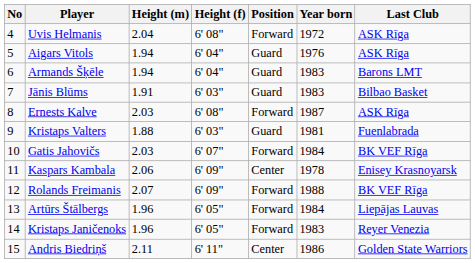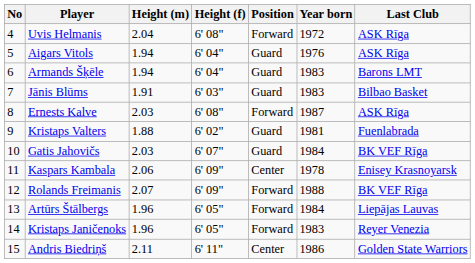(209, 131) 6' 03" -> (209, 131) 6' 02"
(272, 151) Forward -> (267, 151) Guard
